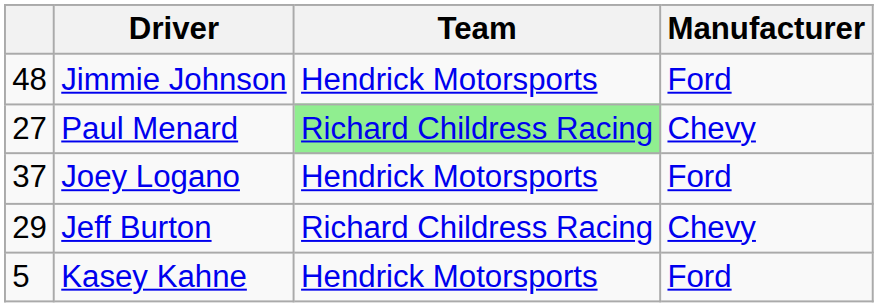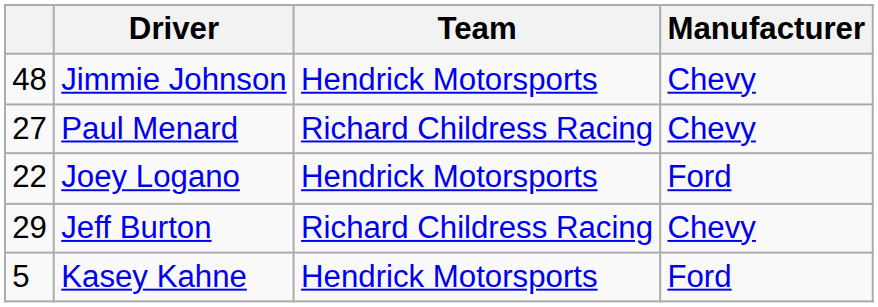(700, 78) Ford -> (712, 78) Chevy
(477, 128) lightgreen background -> (477, 128) no background
(30, 177) 37 -> (30, 177) 22
